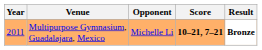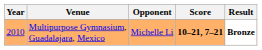(16, 32) 2011 -> (16, 32) 2010
